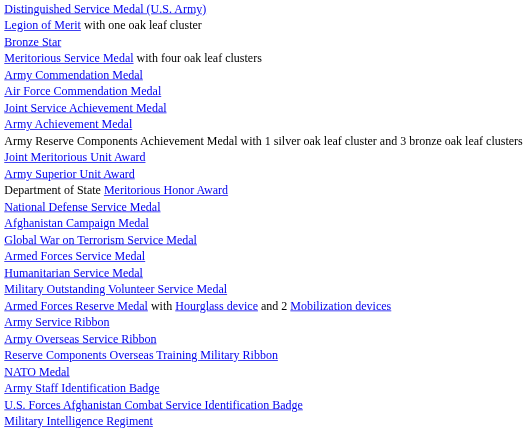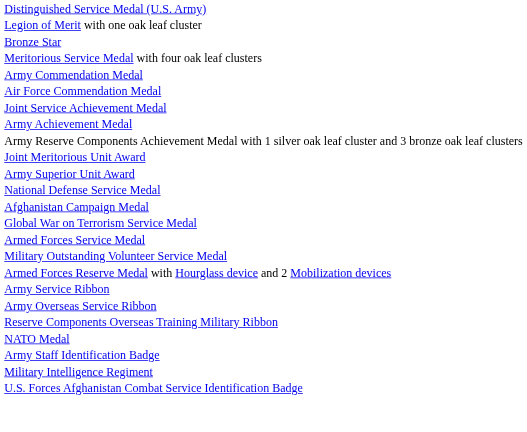- row: (116, 190)
- row: (74, 273)
rows swapped: (154, 405) <-> (79, 421)
